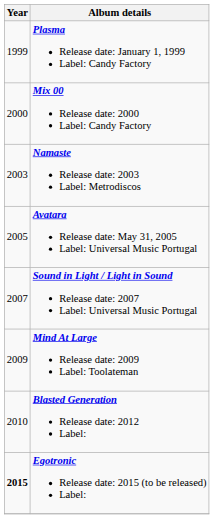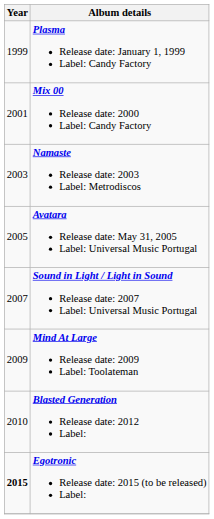(17, 113) 2000 -> (17, 113) 2001
